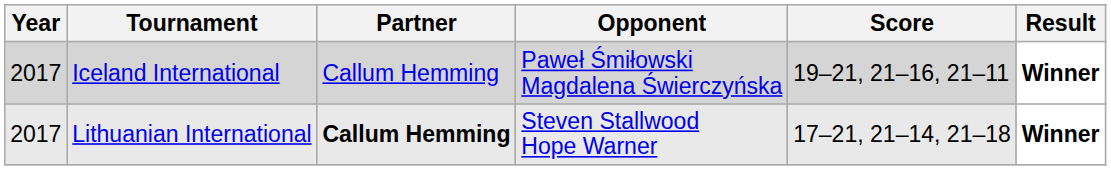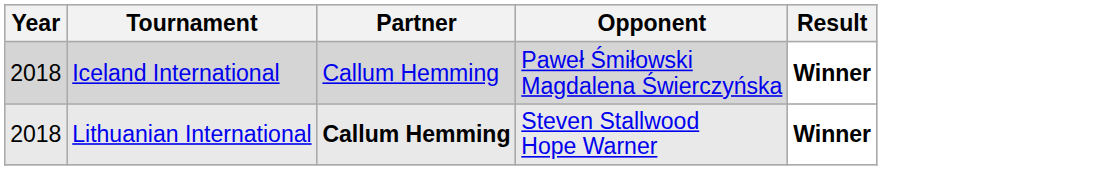- column: (902, 23)
(36, 73) 2017 -> (36, 73) 2018
(36, 135) 2017 -> (36, 135) 2018
